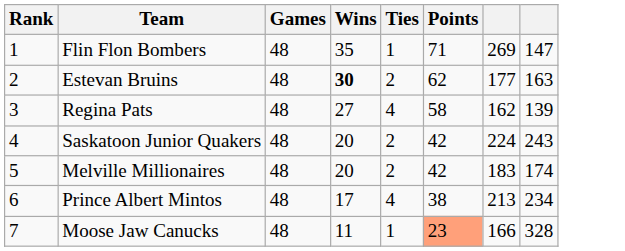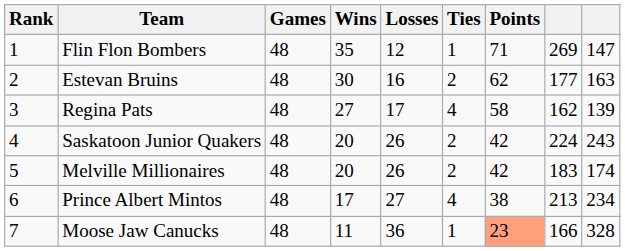+ column: (412, 19)
(344, 79) bold -> (344, 79) normal
